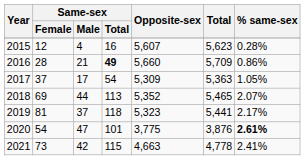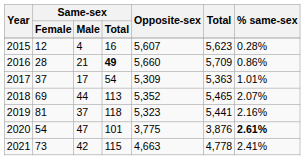(252, 79) 1.05% -> (252, 79) 1.01%
(252, 113) 2.17% -> (252, 113) 2.16%
